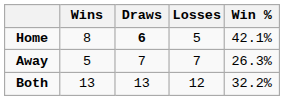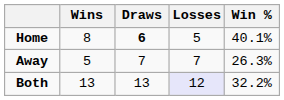(252, 38) 42.1% -> (252, 38) 40.1%
(197, 83) no background -> (197, 83) lavender background
